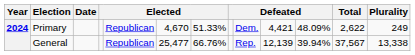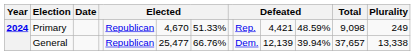(247, 27) Dem. -> (245, 27) Rep.
(314, 27) 48.09% -> (314, 27) 48.59%
(353, 27) 2,622 -> (353, 27) 9,098
(245, 43) Rep. -> (247, 43) Dem.
(350, 43) 37,567 -> (350, 43) 37,657
